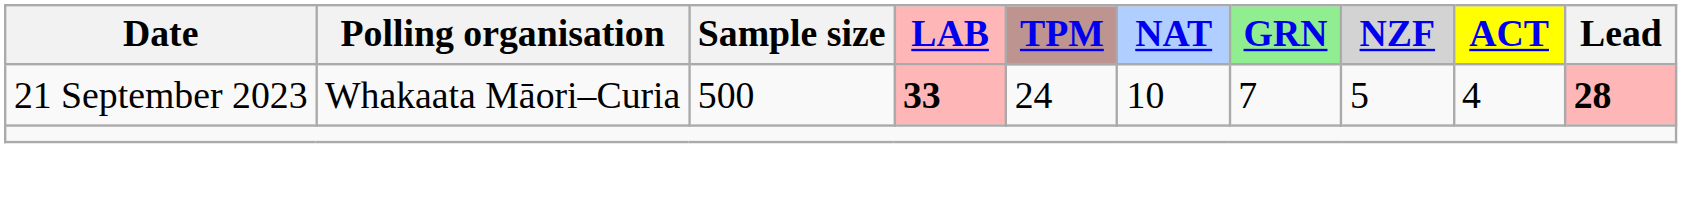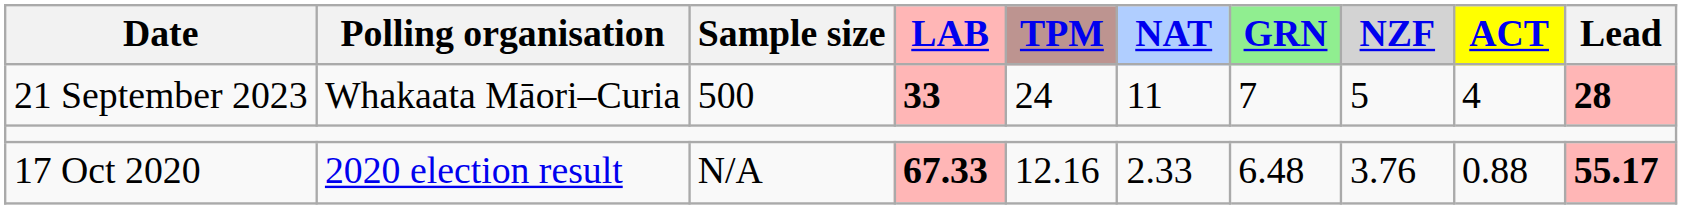(1145, 94) 10 -> (1145, 94) 11
+ row: (107, 171)
